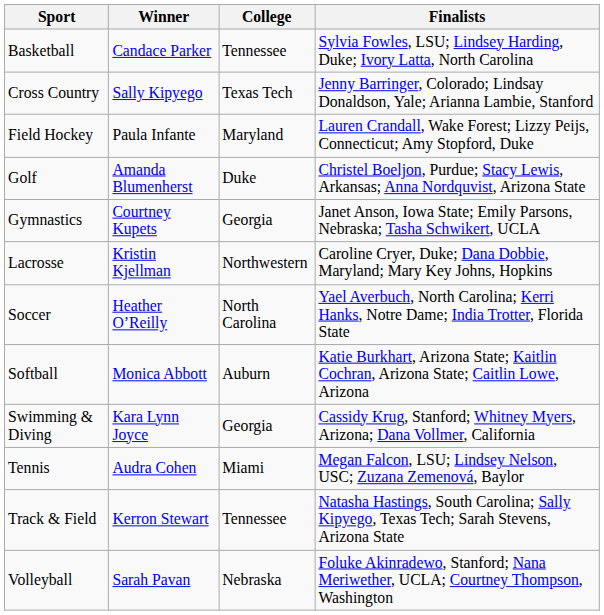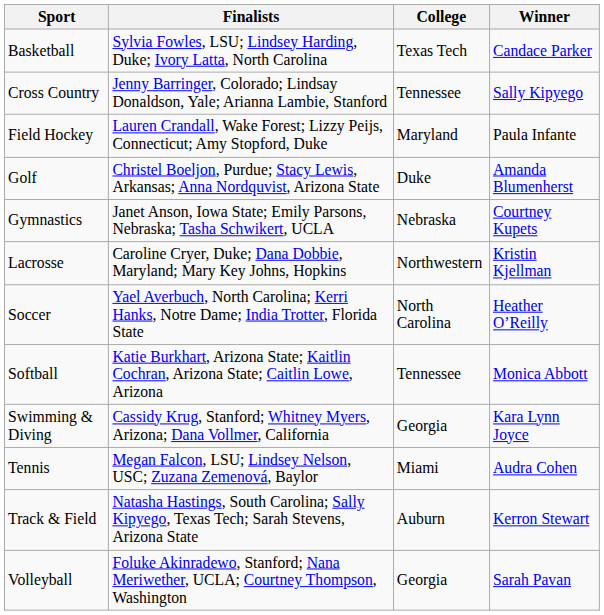columns swapped: (164, 16) <-> (457, 16)
(254, 50) Tennessee -> (432, 50) Texas Tech
(257, 93) Texas Tech -> (429, 93) Tennessee
(247, 220) Georgia -> (426, 220) Nebraska
(246, 374) Auburn -> (429, 374) Tennessee
(254, 519) Tennessee -> (421, 519) Auburn
(252, 579) Nebraska -> (422, 579) Georgia
